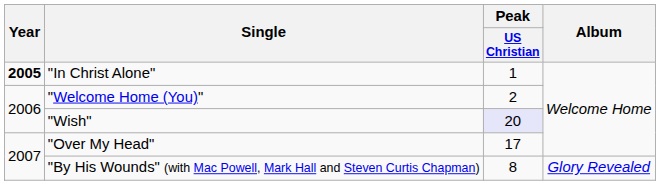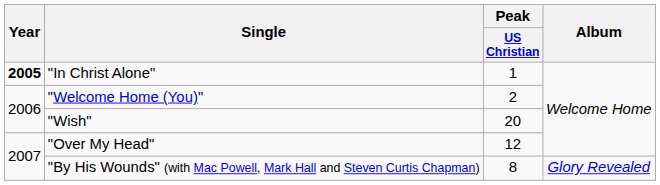(513, 120) lavender background -> (513, 120) no background
(513, 144) 17 -> (513, 144) 12
